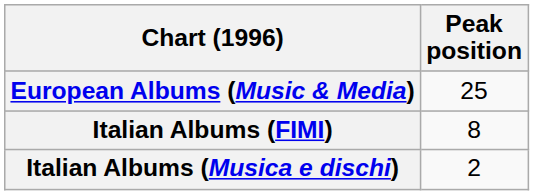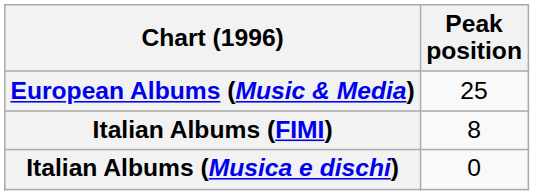(474, 168) 2 -> (474, 168) 0
